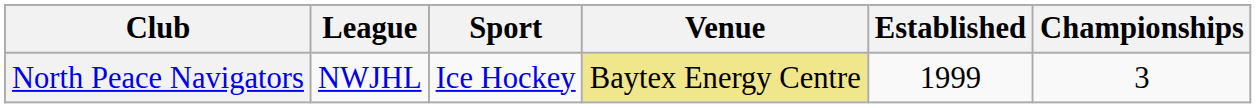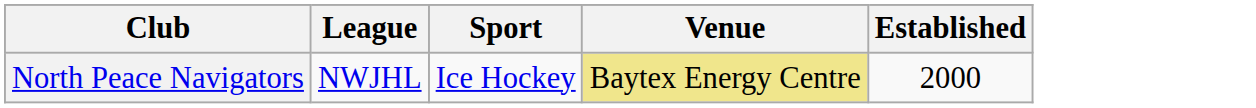- column: (1142, 28)
(950, 77) 1999 -> (950, 77) 2000
